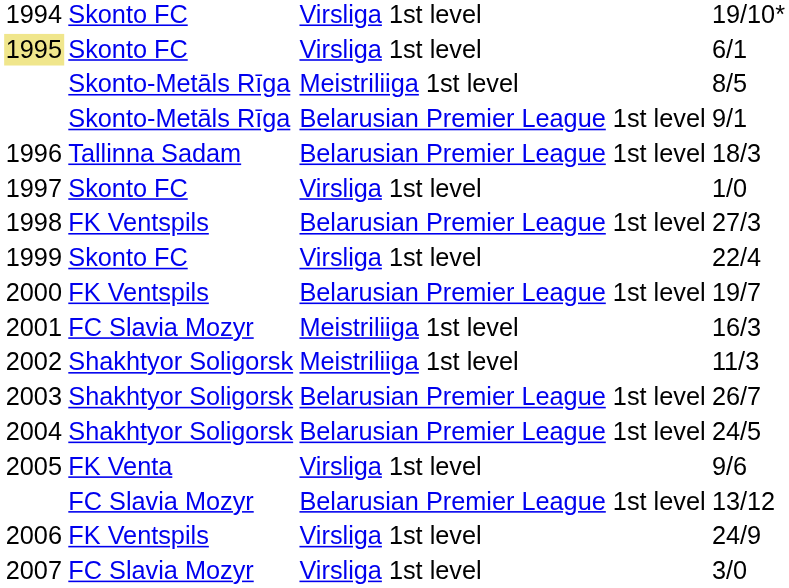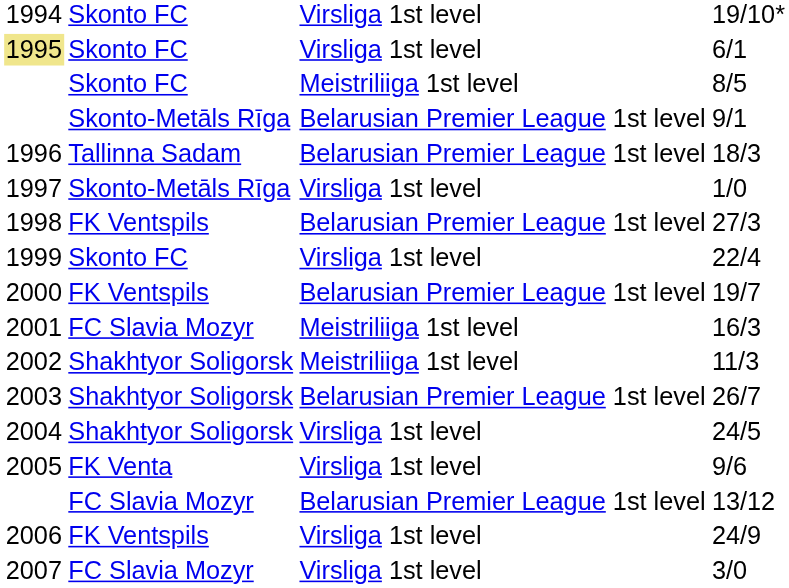(179, 84) Skonto-Metāls Rīga -> (128, 84) Skonto FC
(128, 188) Skonto FC -> (179, 188) Skonto-Metāls Rīga
(503, 431) Belarusian Premier League 1st level -> (391, 431) Virsliga 1st level
